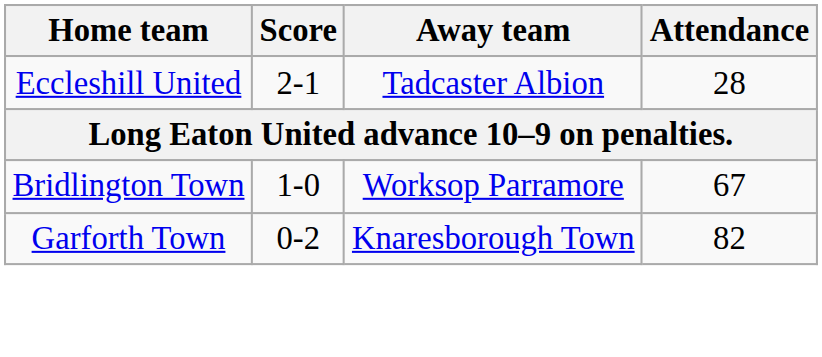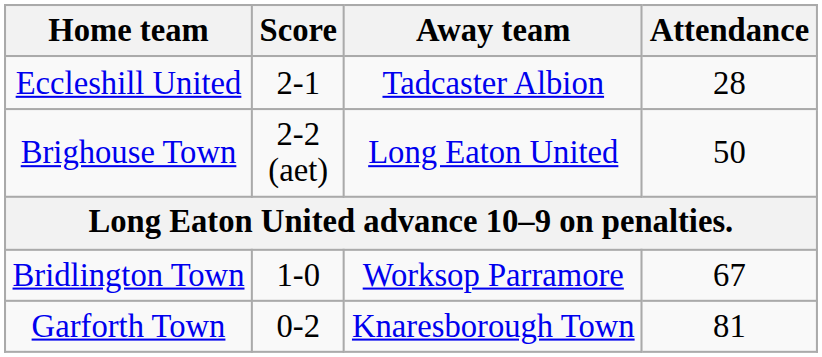+ row: (129, 152)
(729, 237) 82 -> (729, 325) 81
